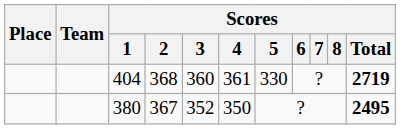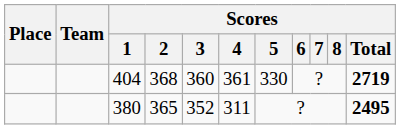(164, 108) 367 -> (164, 108) 365
(237, 108) 350 -> (237, 108) 311
